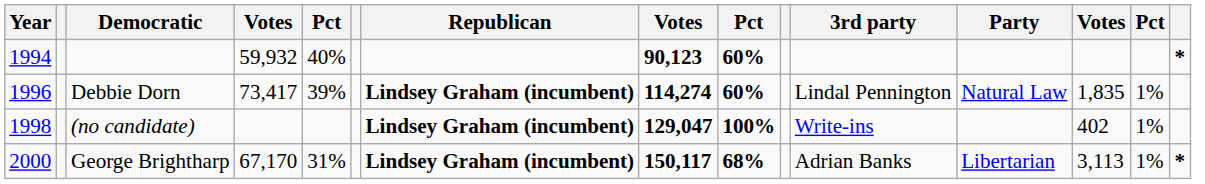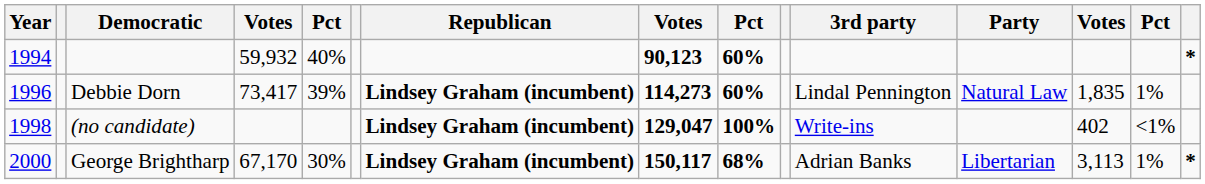(678, 91) 114,274 -> (678, 91) 114,273
(1149, 126) 1% -> (1155, 126) <1%
(327, 161) 31% -> (327, 161) 30%
